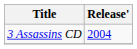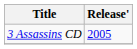(99, 34) 2004 -> (99, 34) 2005
